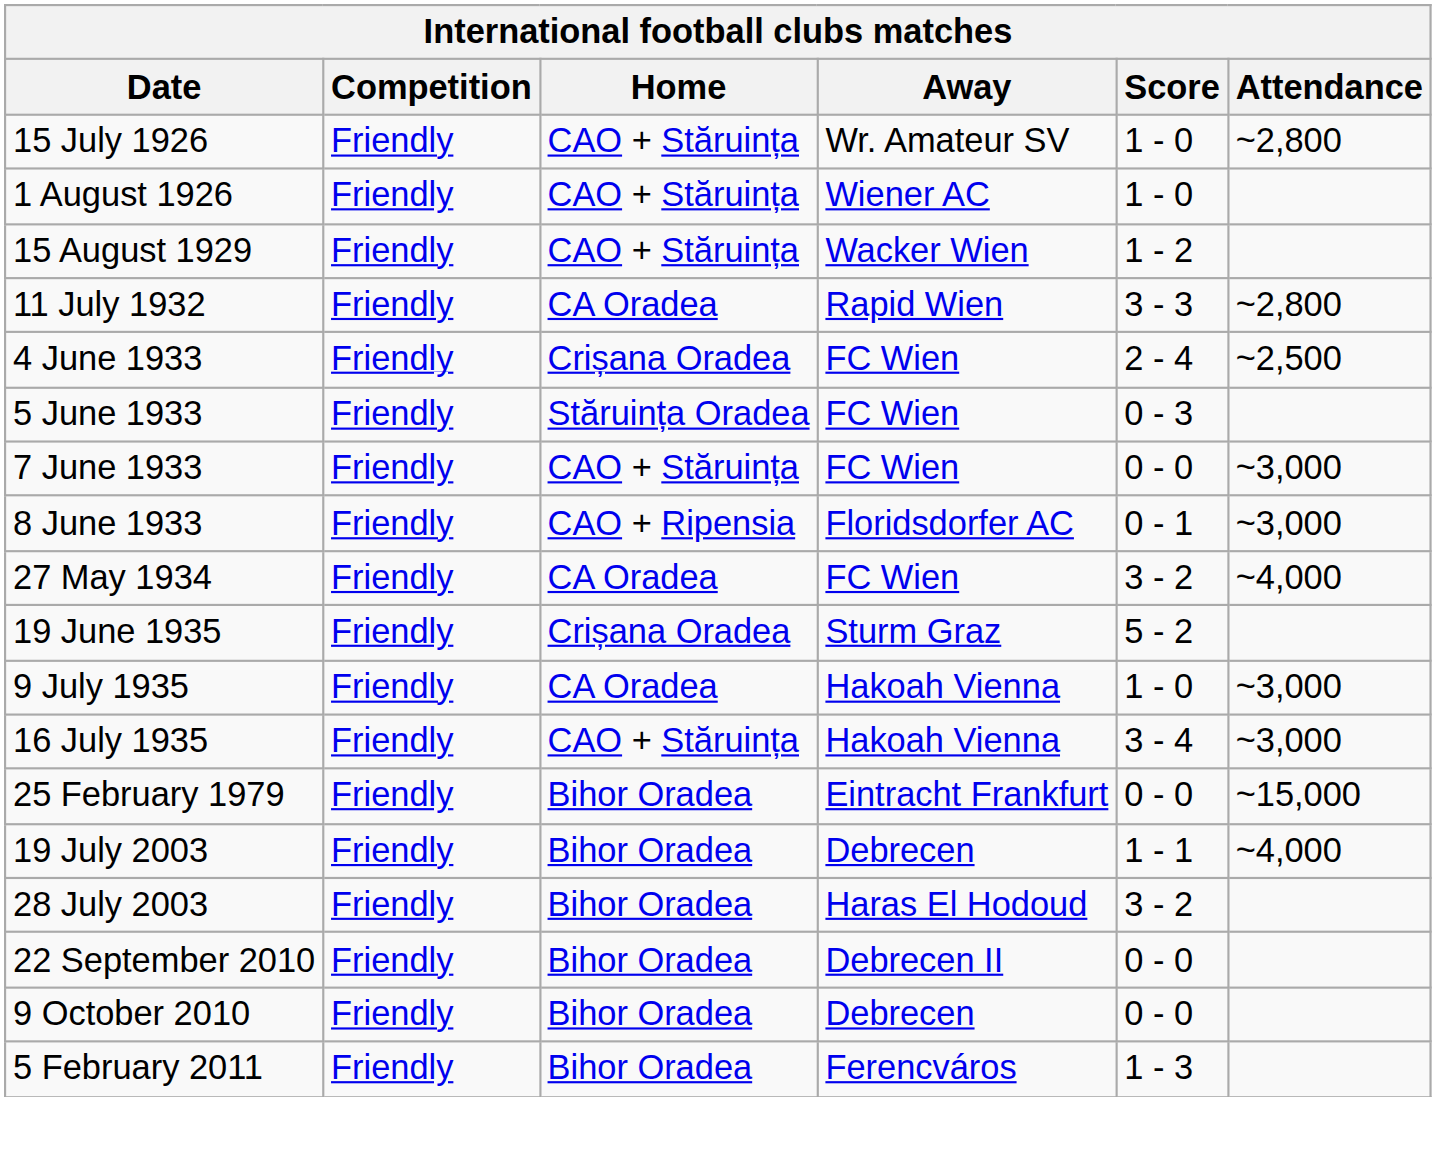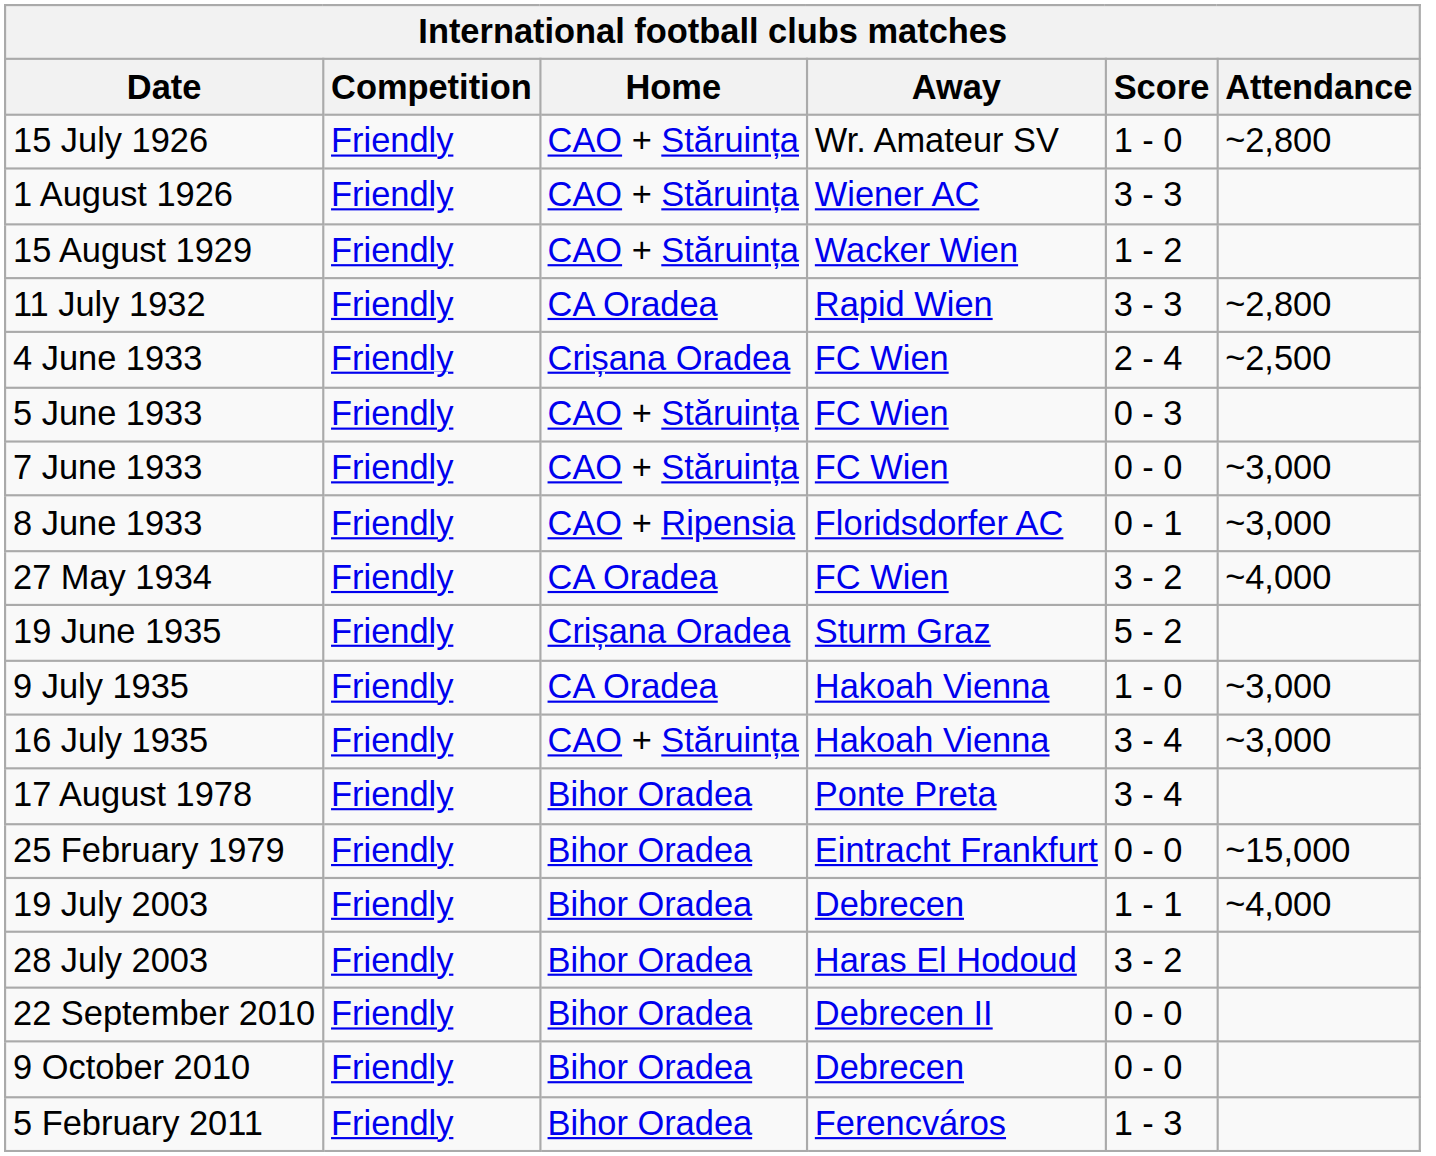(1159, 195) 1 - 0 -> (1148, 195) 3 - 3
(679, 413) Stăruința Oradea -> (673, 413) CAO + Stăruința
+ row: (133, 795)
